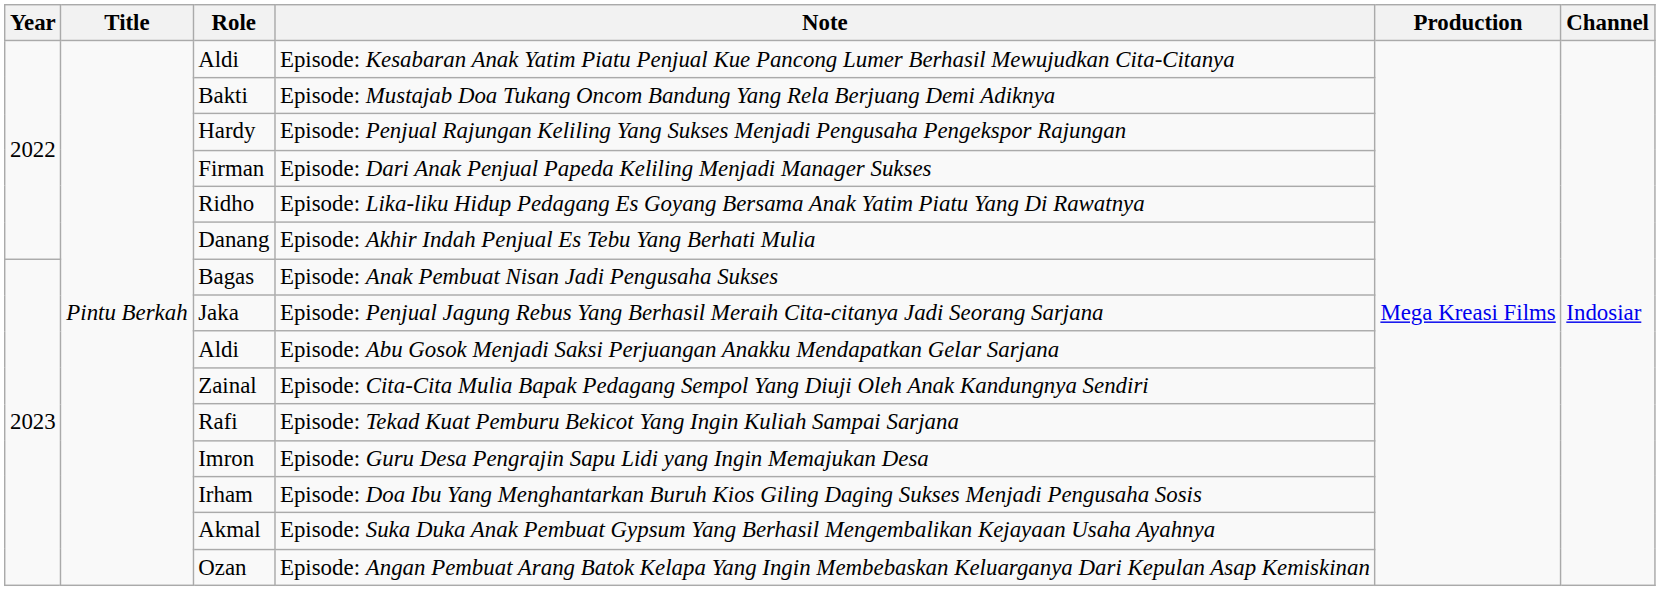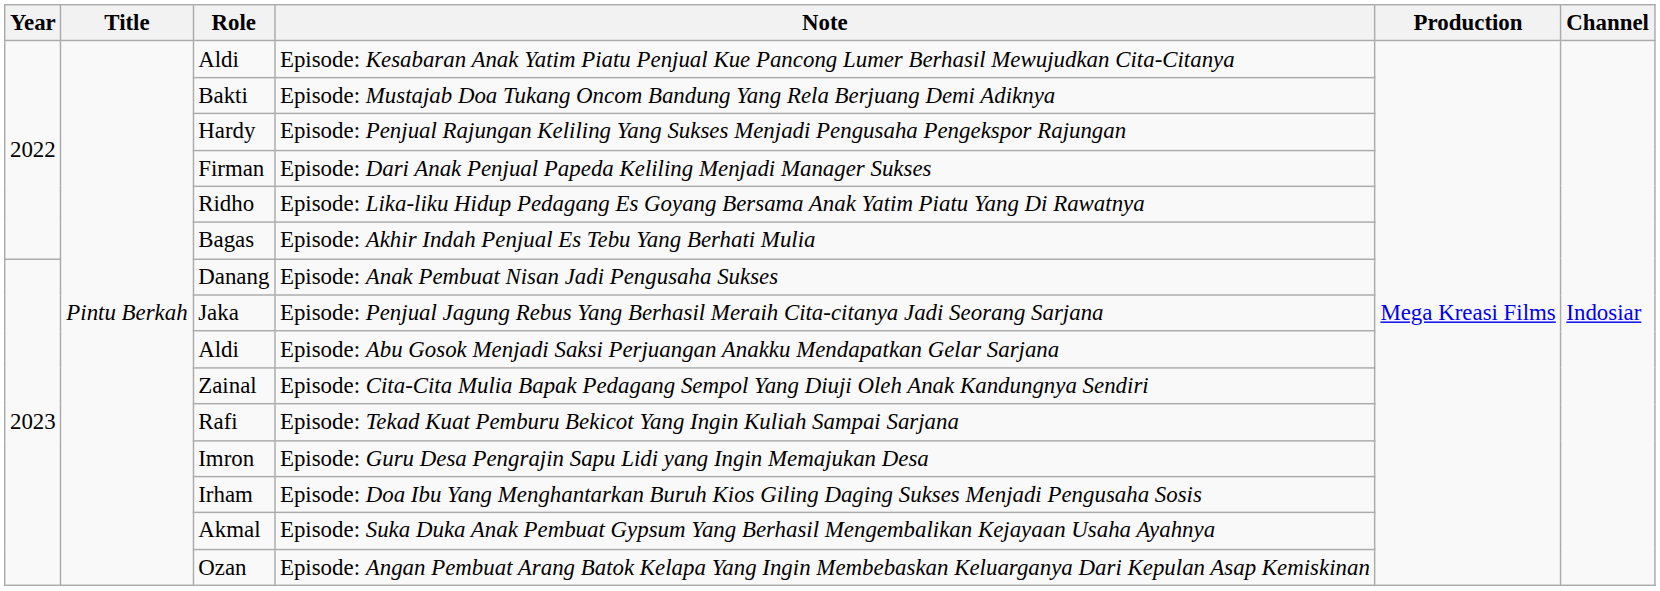(234, 240) Danang -> (226, 240) Bagas
(226, 276) Bagas -> (234, 276) Danang
